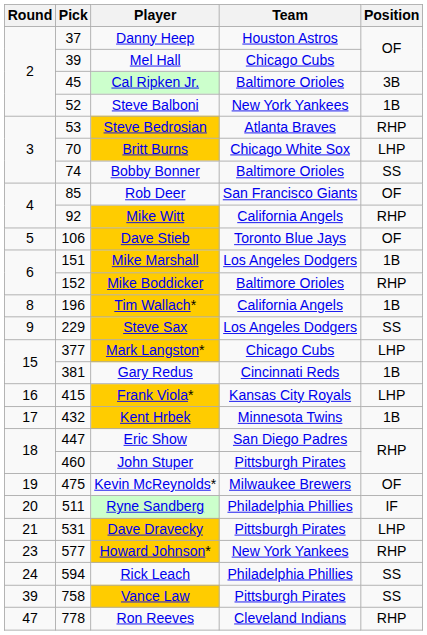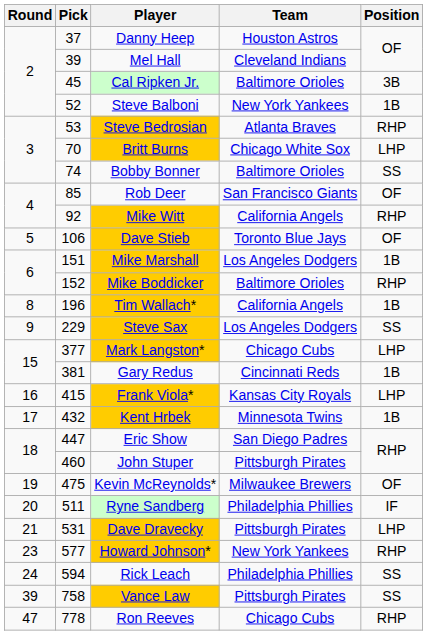(290, 60) Chicago Cubs -> (290, 60) Cleveland Indians
(290, 618) Cleveland Indians -> (290, 618) Chicago Cubs
